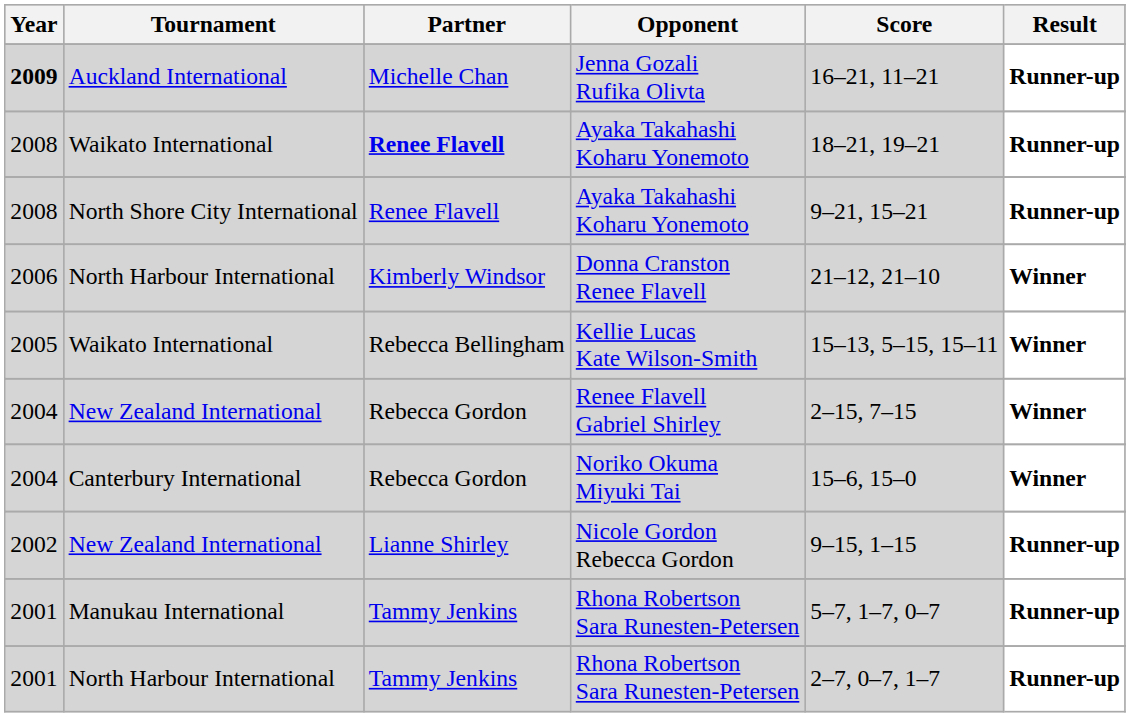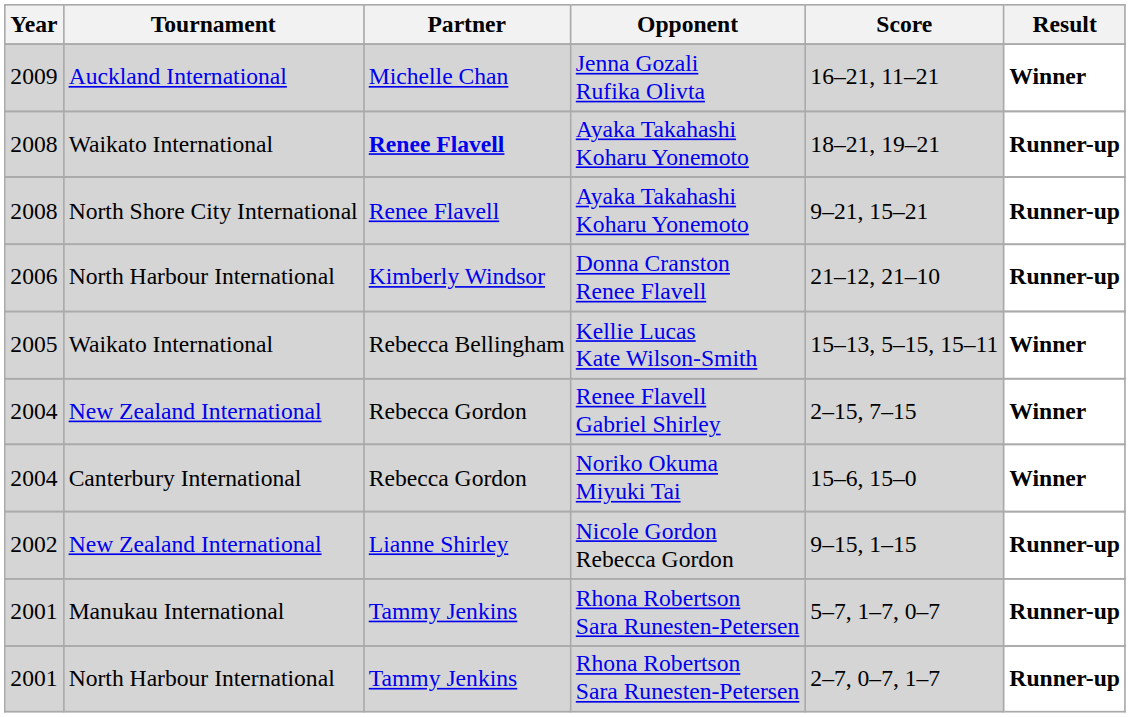(34, 77) bold -> (34, 77) normal
(1065, 77) Runner-up -> (1048, 77) Winner
(1048, 277) Winner -> (1065, 277) Runner-up
